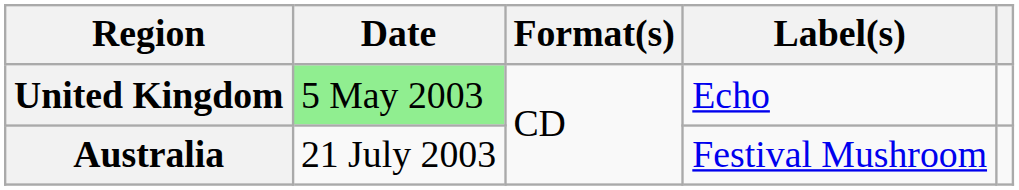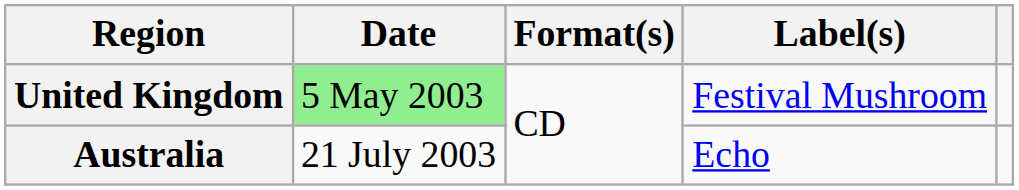(731, 94) Echo -> (840, 94) Festival Mushroom
(840, 154) Festival Mushroom -> (731, 154) Echo
